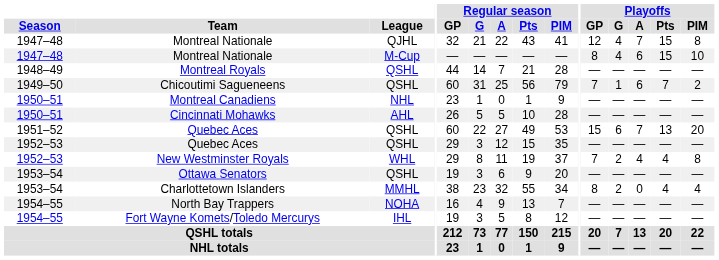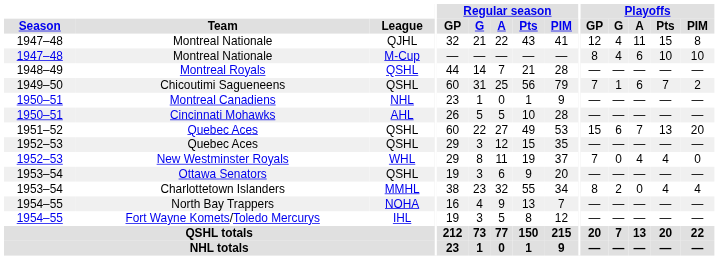(640, 41) 7 -> (640, 41) 11
(665, 55) 15 -> (665, 55) 10
(619, 159) 2 -> (619, 159) 0
(697, 159) 8 -> (697, 159) 0
